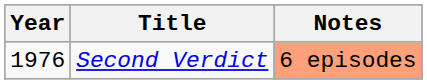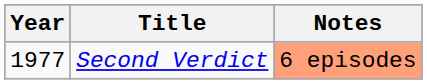(38, 61) 1976 -> (38, 61) 1977
